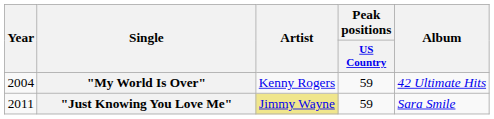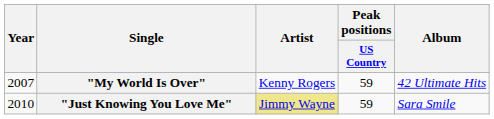(21, 82) 2004 -> (21, 82) 2007
(21, 103) 2011 -> (21, 103) 2010
